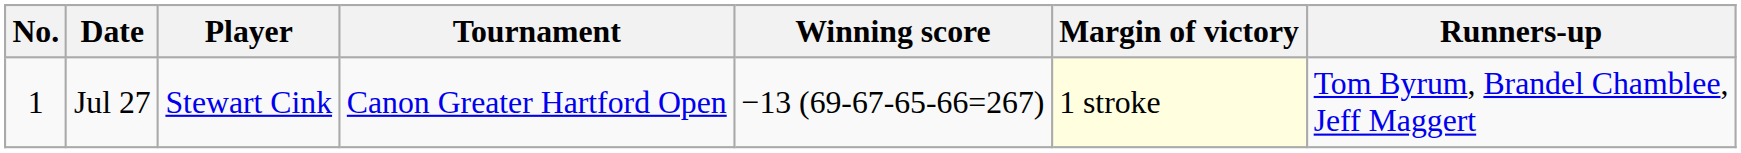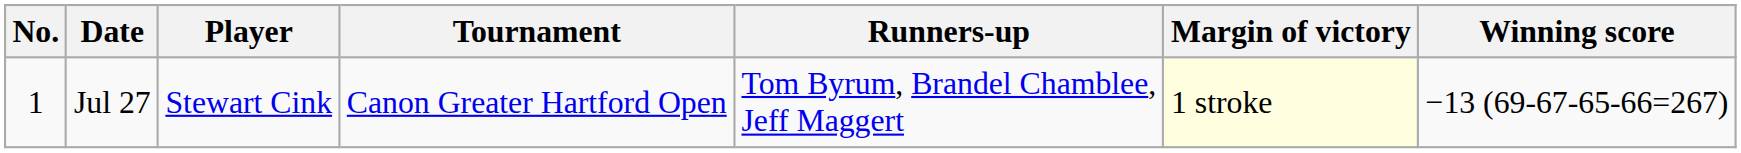columns swapped: (893, 30) <-> (1521, 30)
